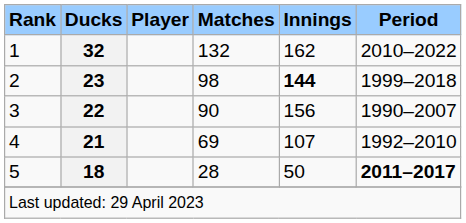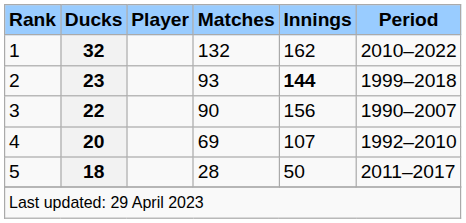(208, 80) 98 -> (208, 80) 93
(94, 141) 21 -> (94, 141) 20
(408, 171) bold -> (408, 171) normal
